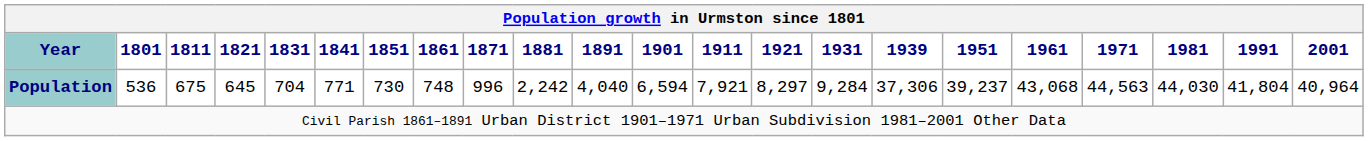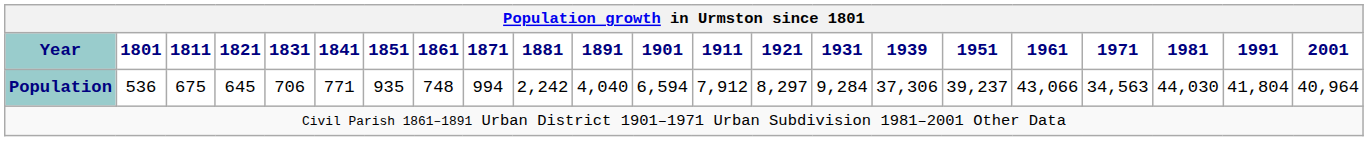(290, 87) 704 -> (290, 87) 706
(389, 87) 730 -> (389, 87) 935
(488, 87) 996 -> (488, 87) 994
(722, 87) 7,921 -> (722, 87) 7,912
(1047, 87) 43,068 -> (1047, 87) 43,066
(1118, 87) 44,563 -> (1118, 87) 34,563
